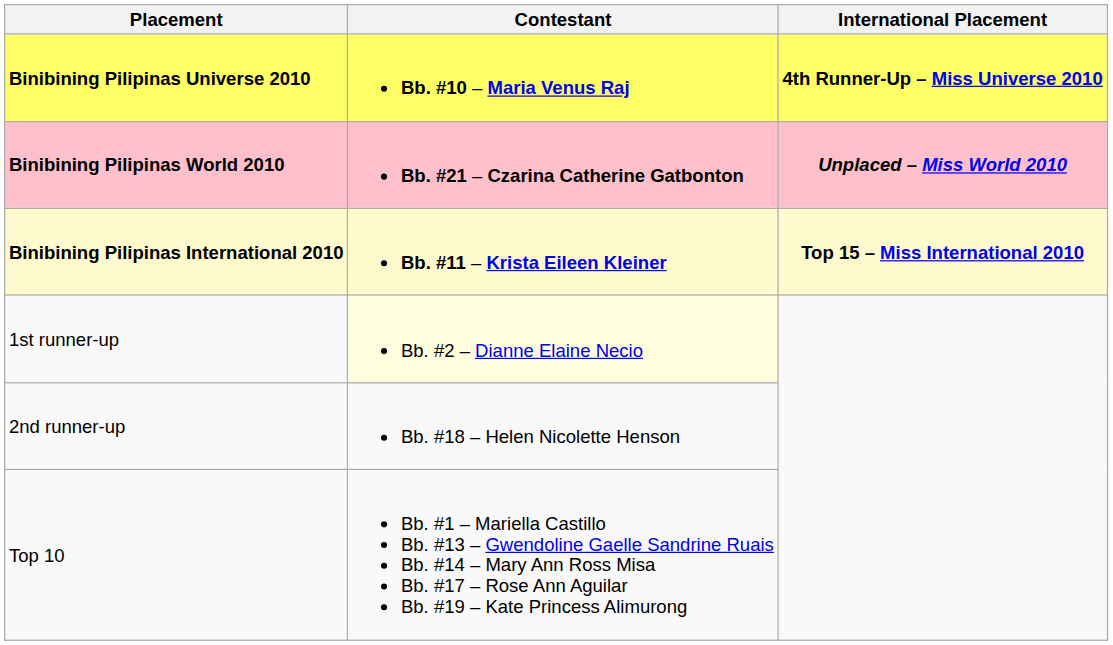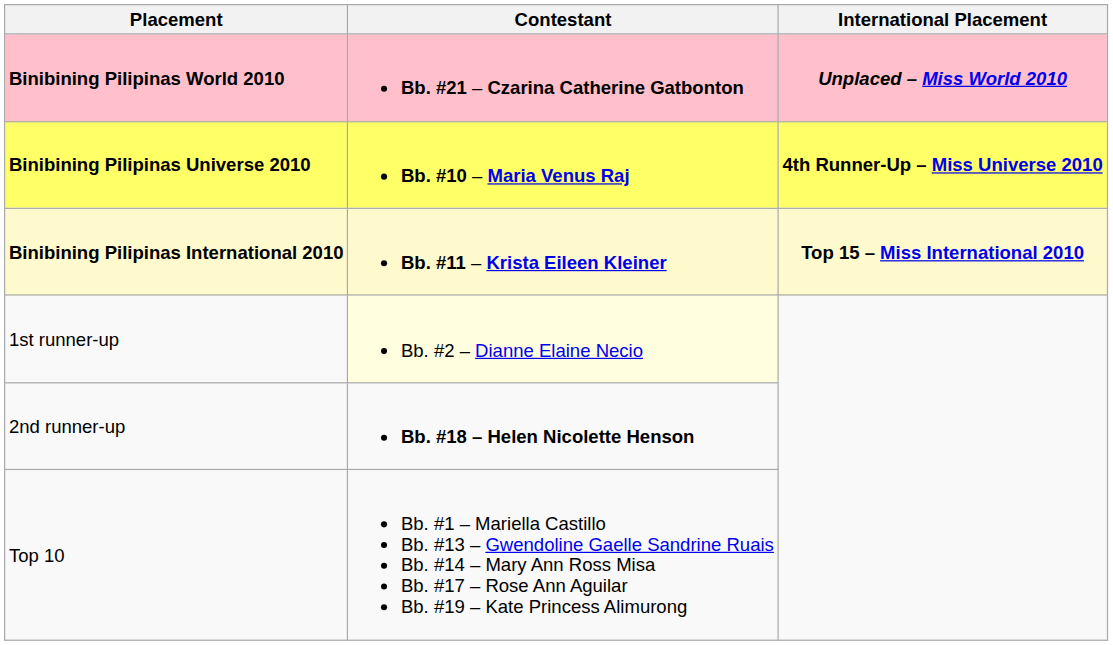rows swapped: (160, 78) <-> (147, 165)
(563, 437) normal -> (563, 437) bold
